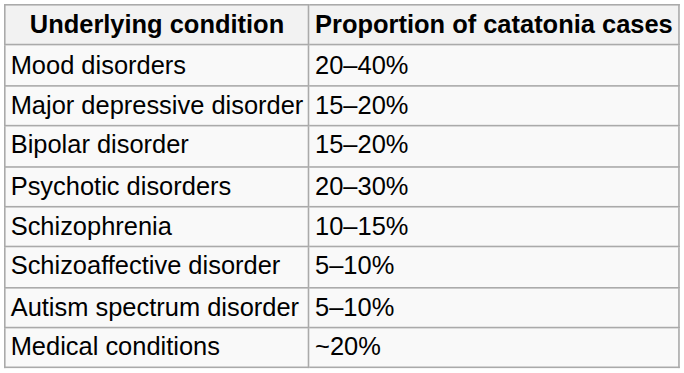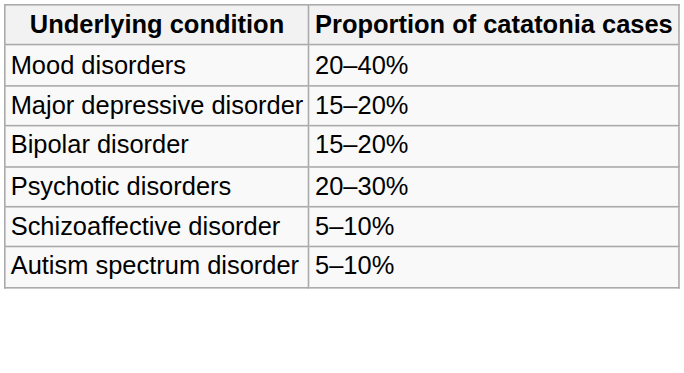- row: (91, 226)
- row: (115, 347)
